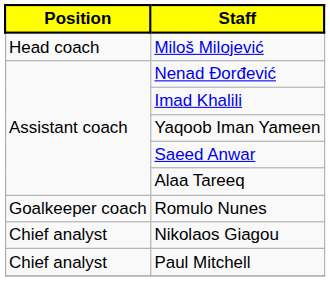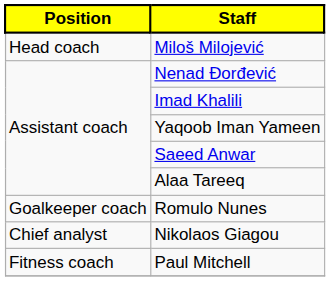(58, 262) Chief analyst -> (61, 262) Fitness coach
